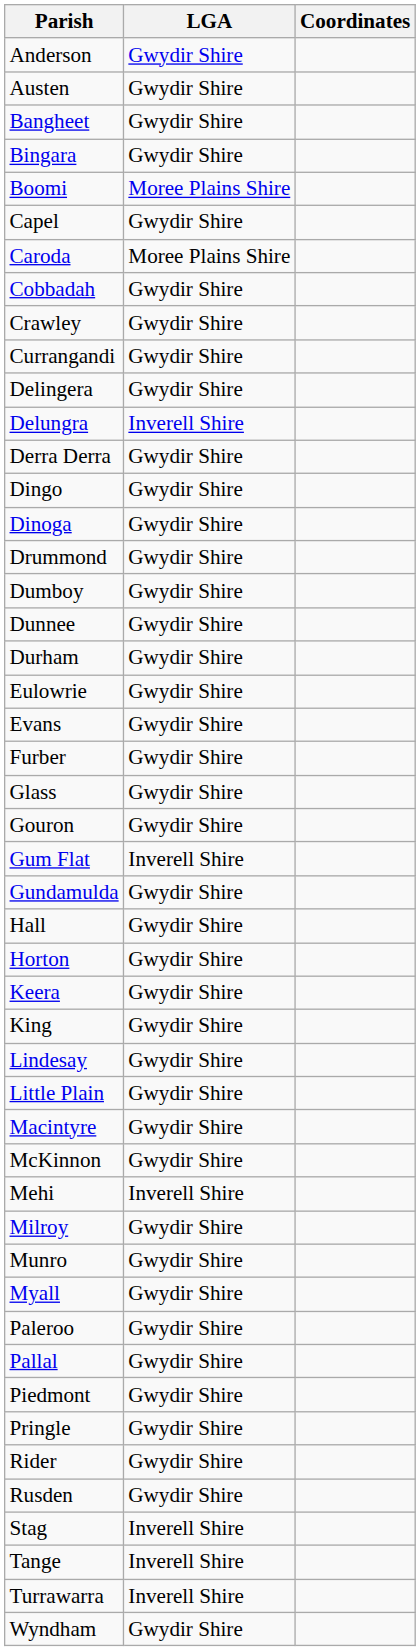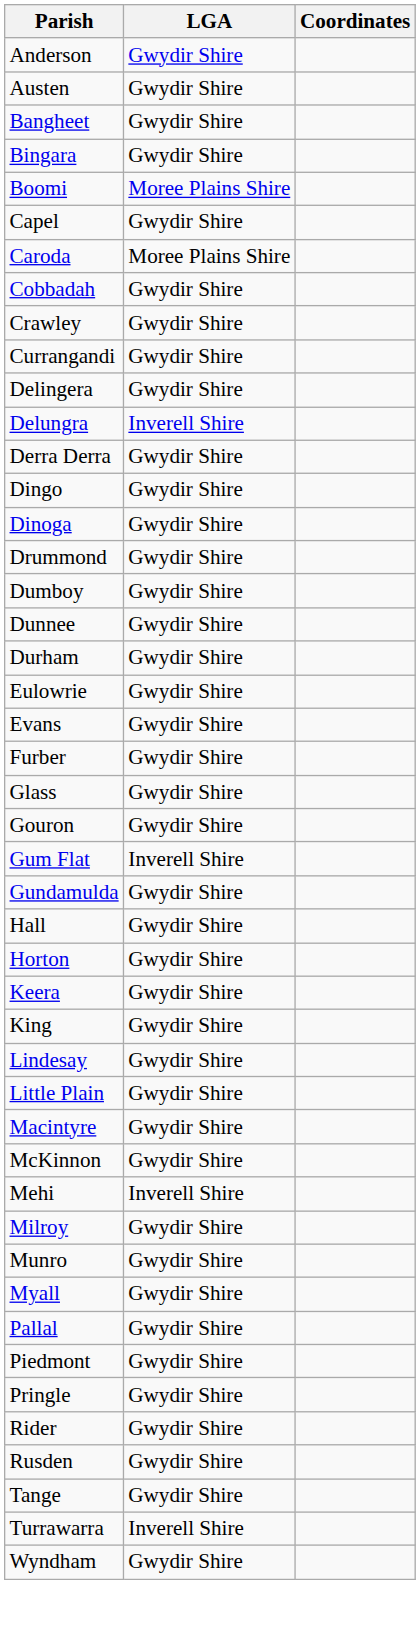- row: (42, 1327)
- row: (28, 1528)
(186, 1562) Inverell Shire -> (186, 1495) Gwydir Shire
